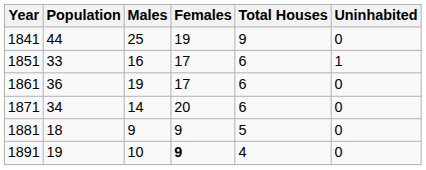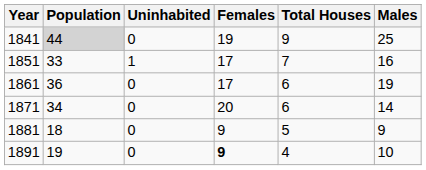columns swapped: (147, 15) <-> (376, 15)
(54, 38) no background -> (54, 38) lightgrey background
(242, 61) 6 -> (286, 61) 7
